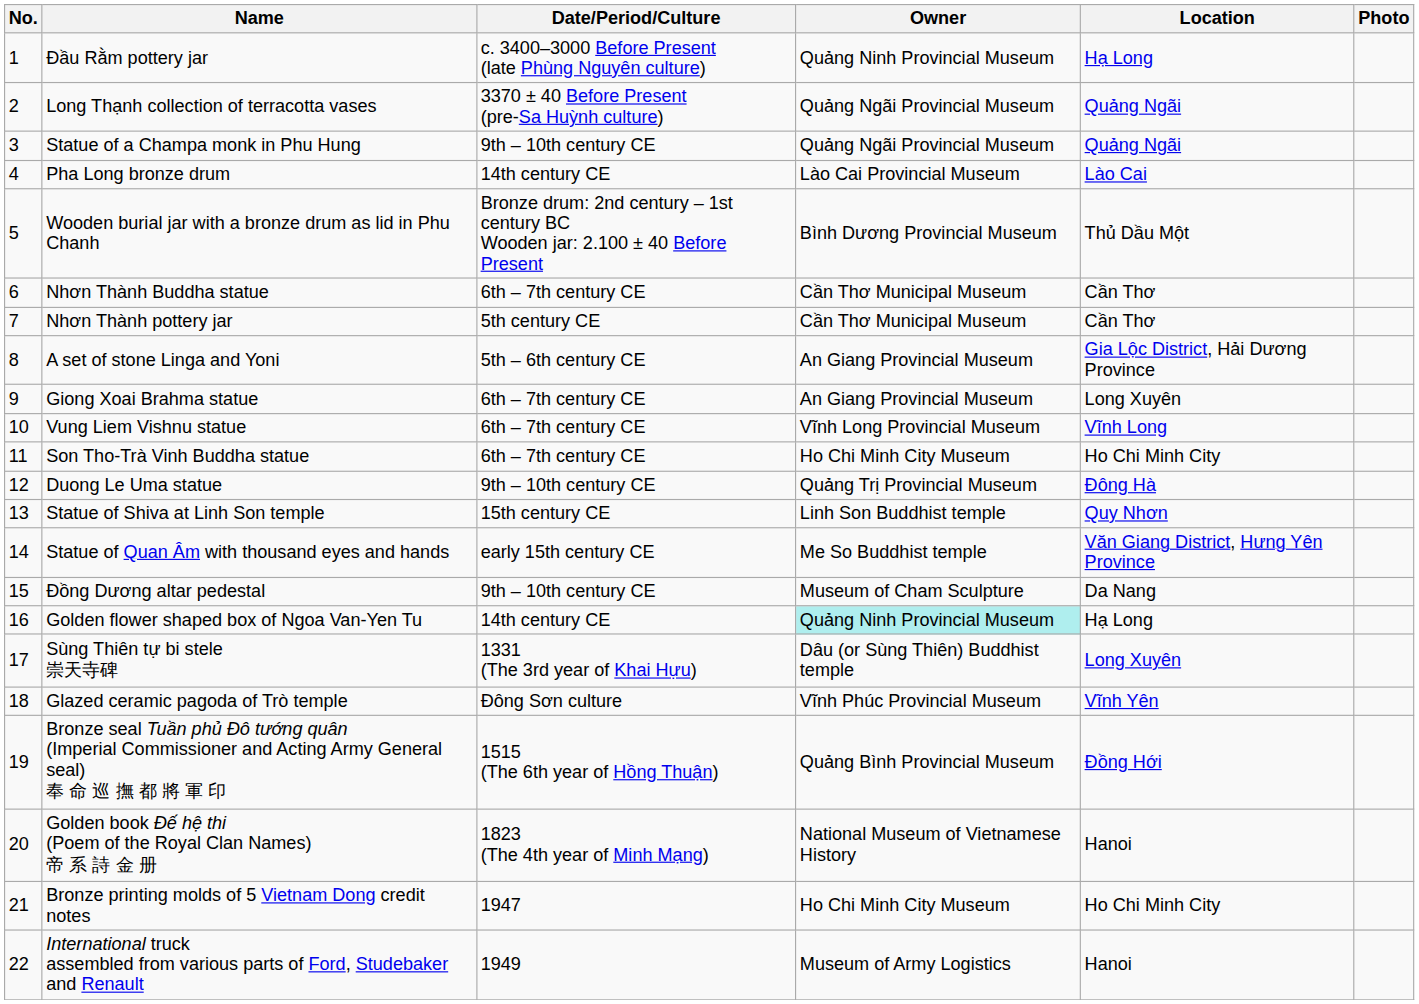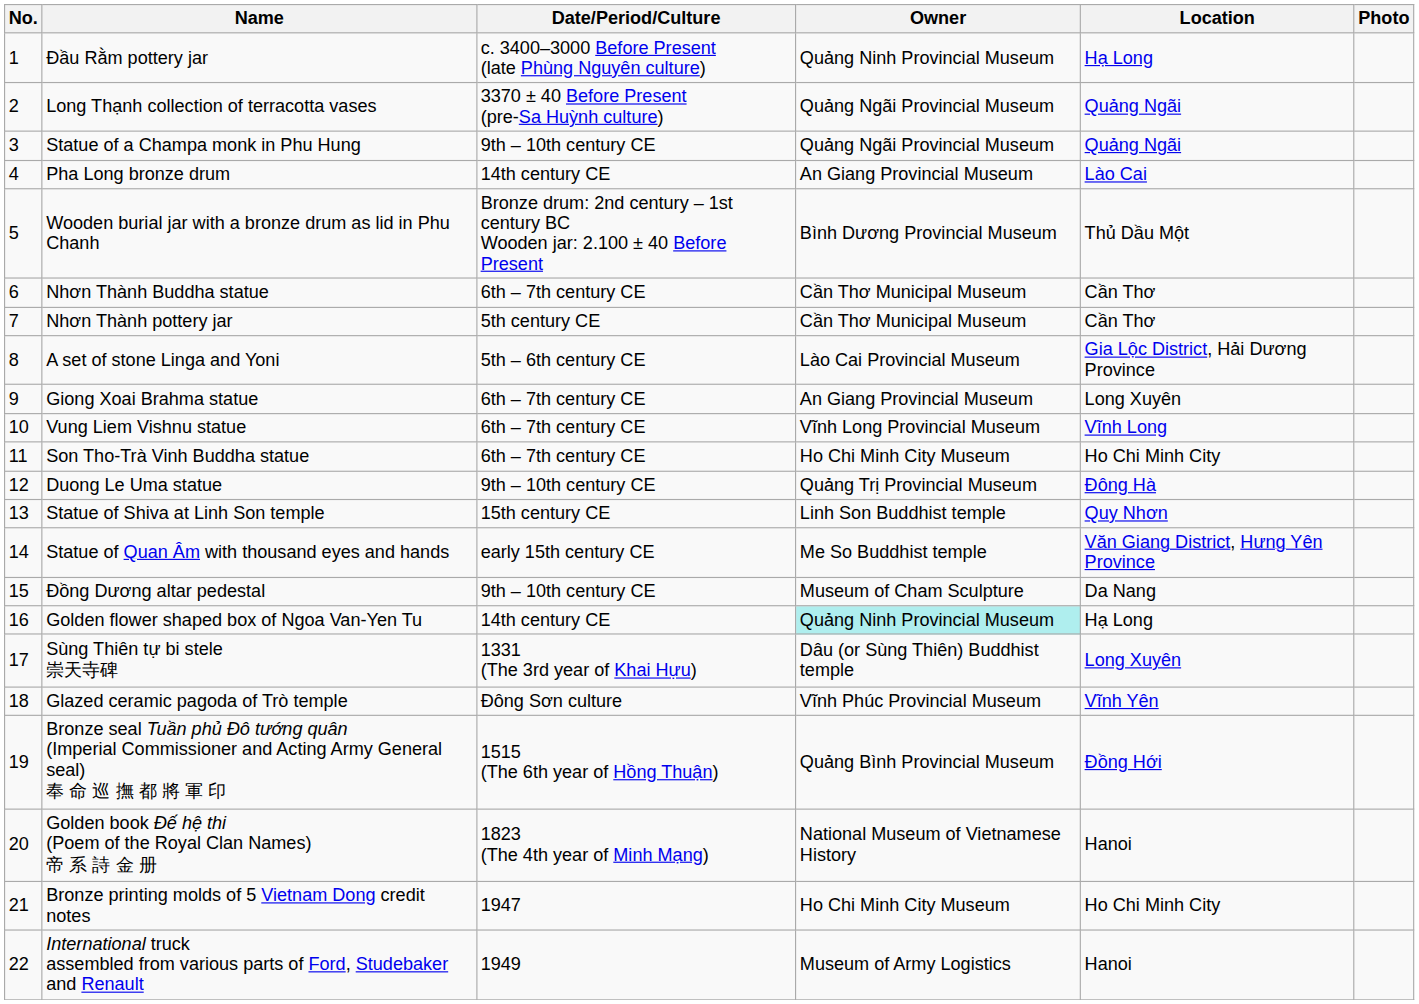(910, 174) Lào Cai Provincial Museum -> (916, 174) An Giang Provincial Museum
(916, 360) An Giang Provincial Museum -> (910, 360) Lào Cai Provincial Museum
